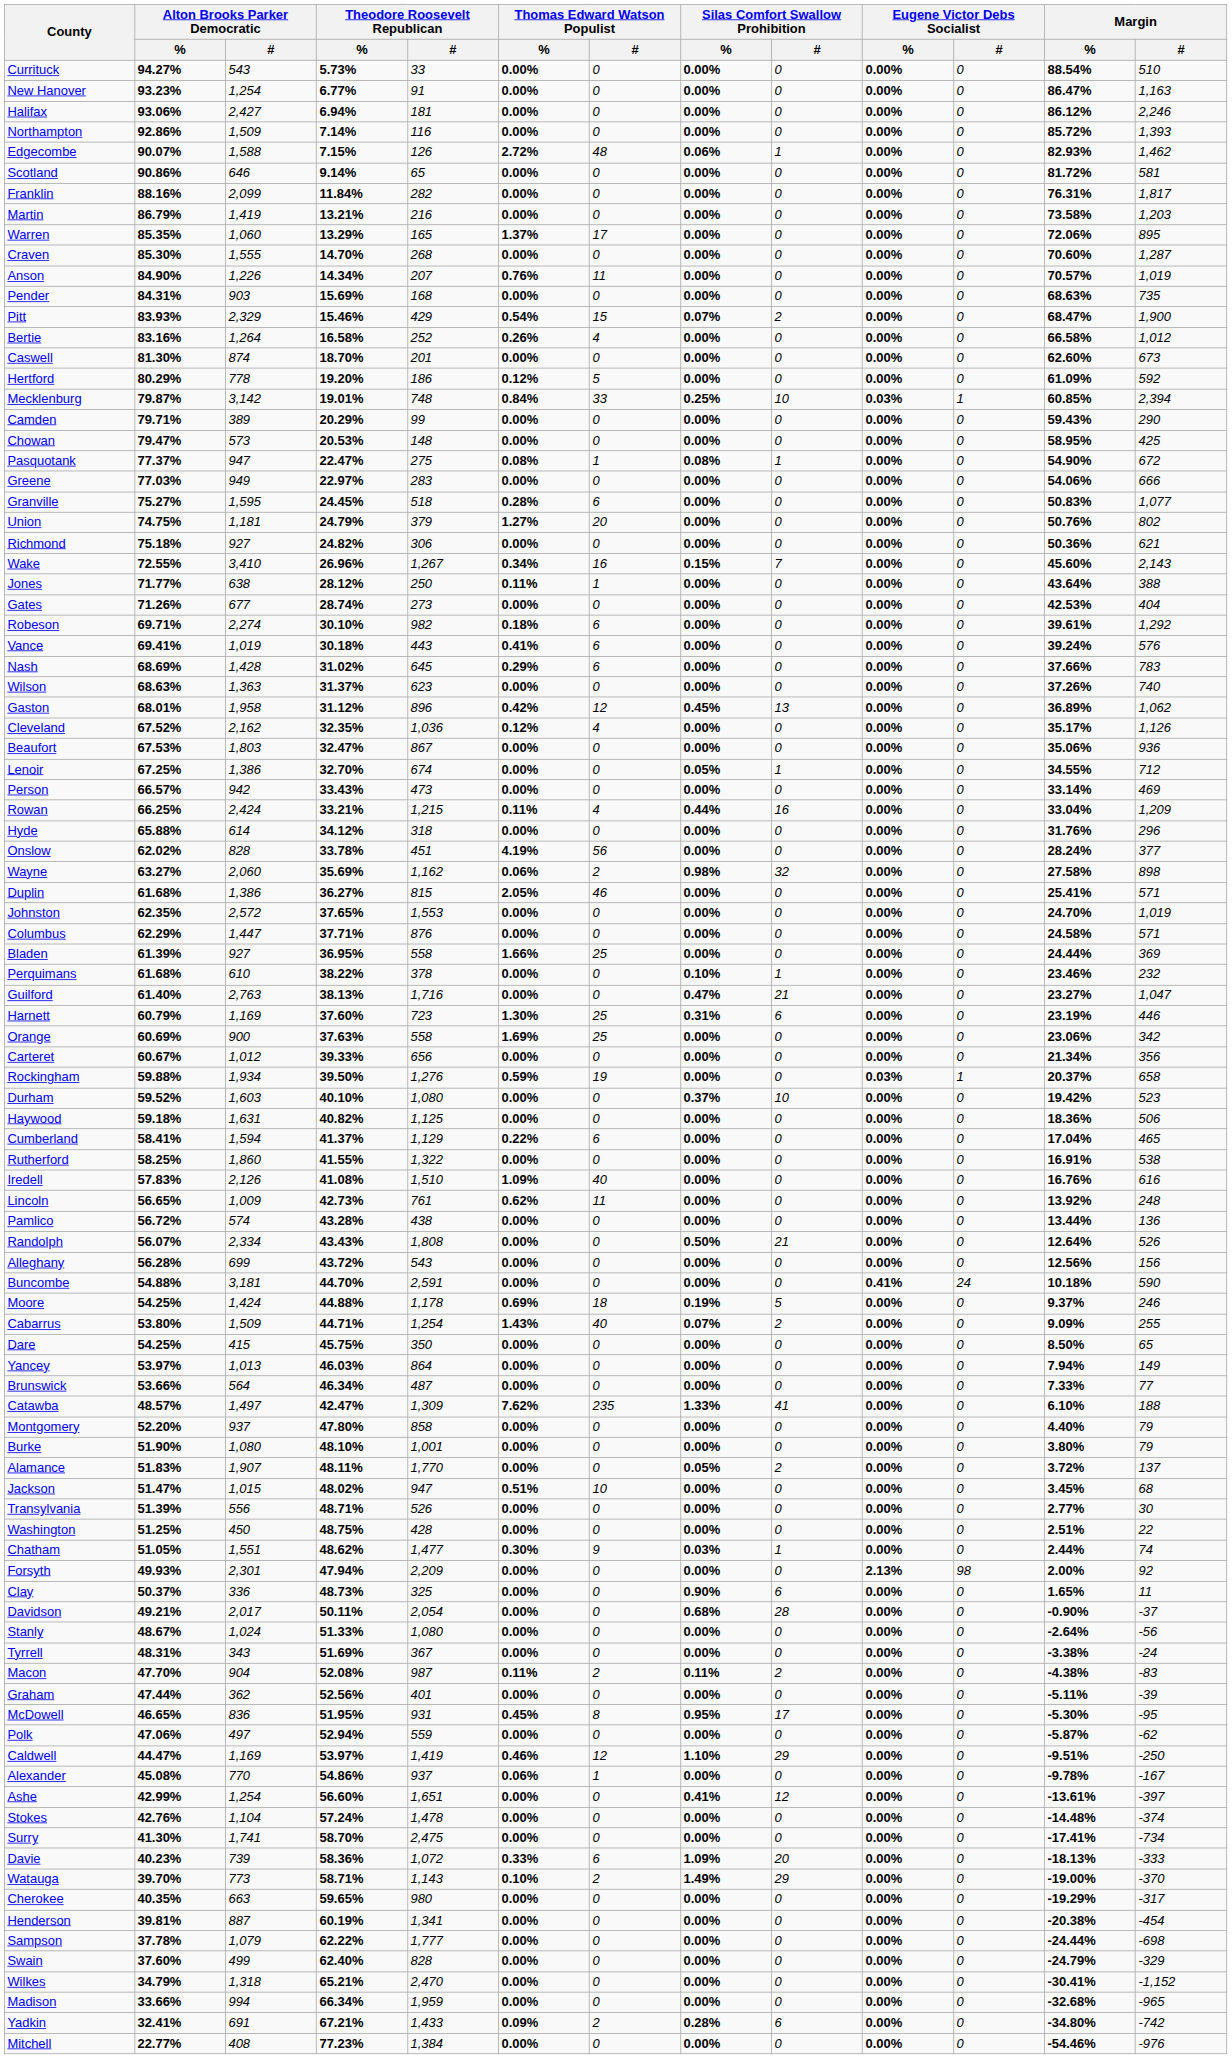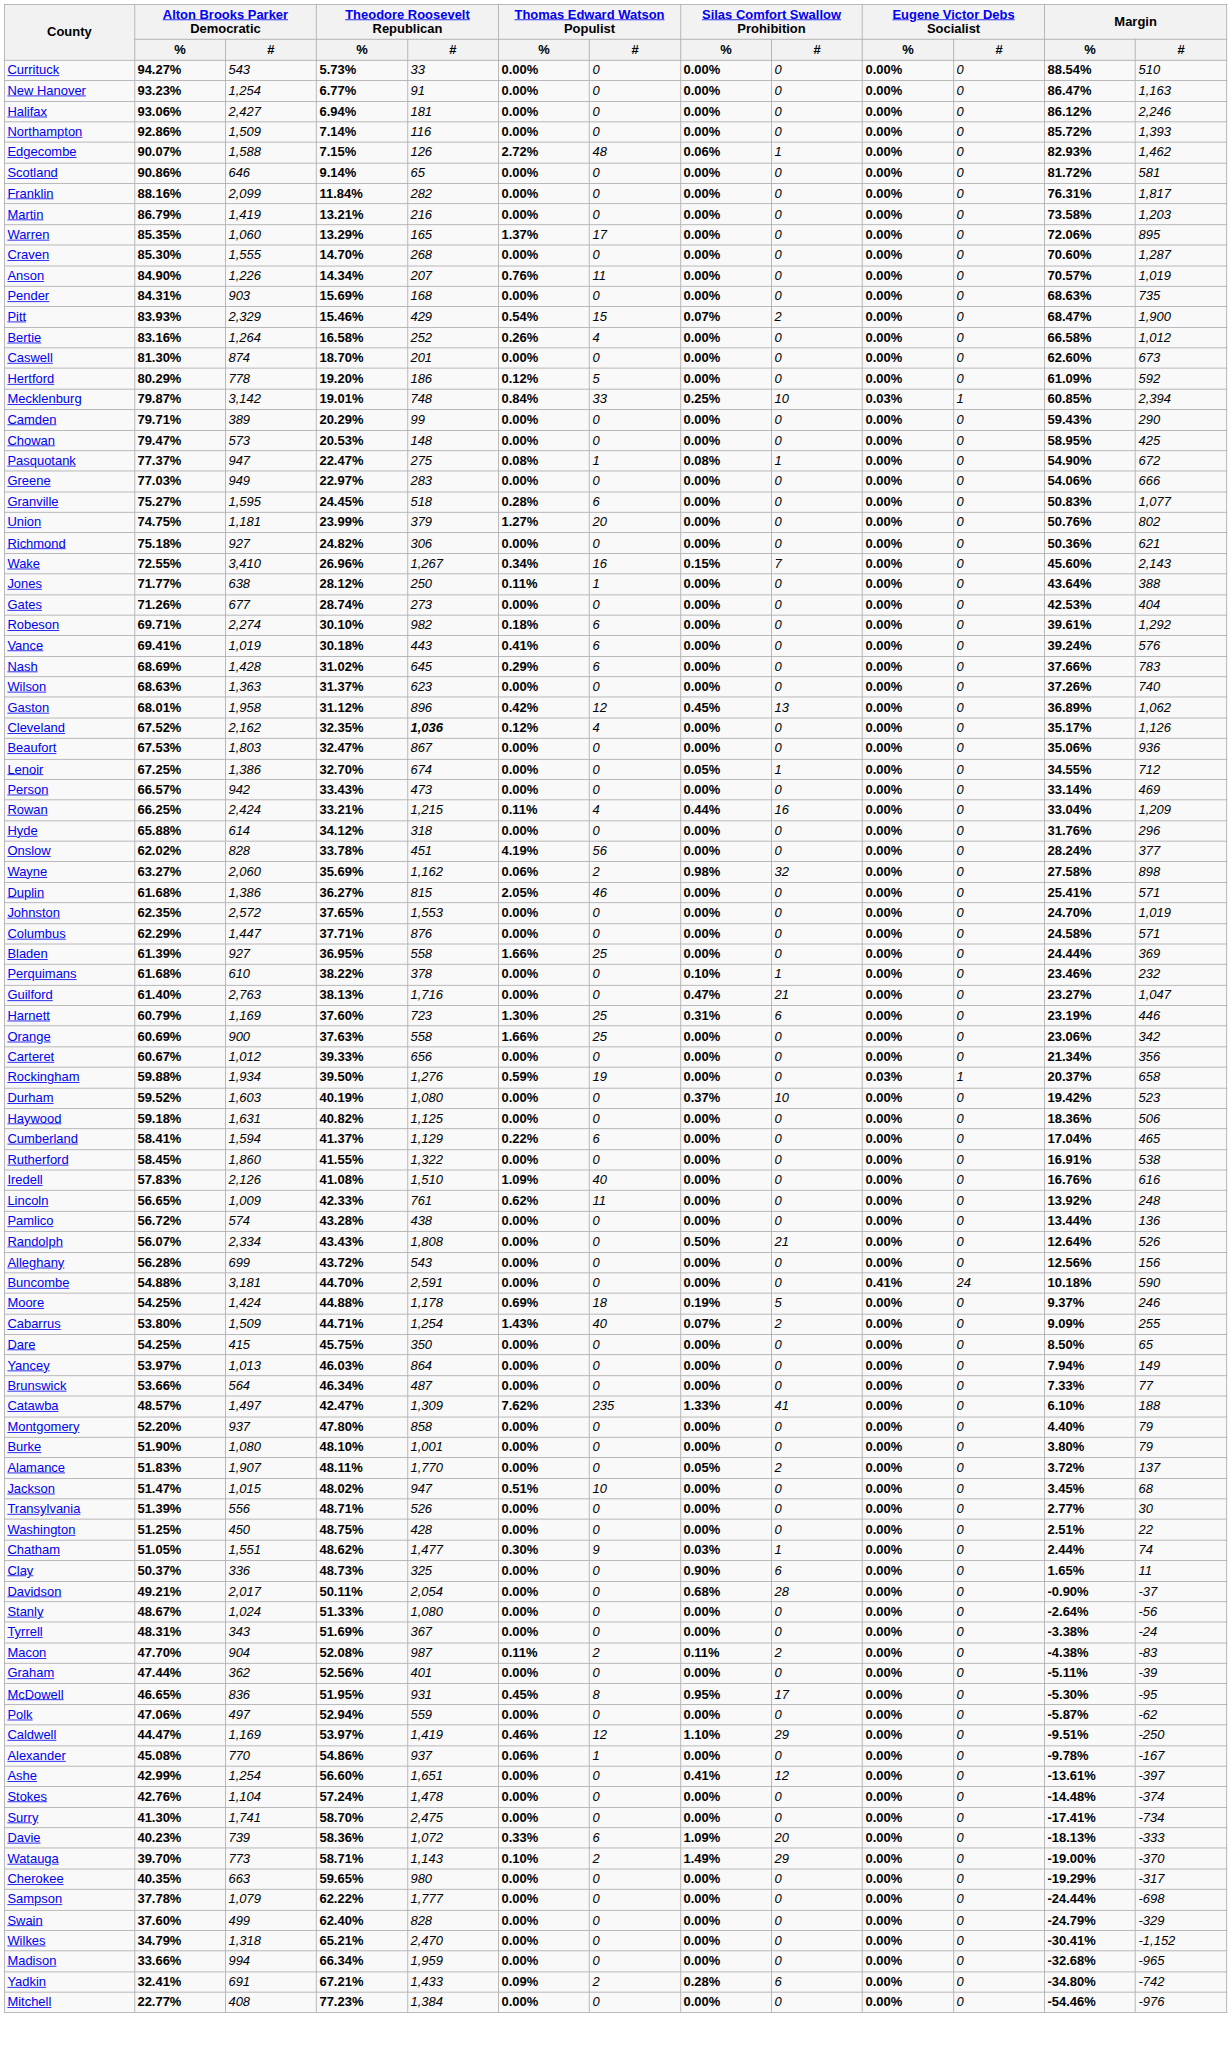(341, 522) 24.79% -> (341, 522) 23.99%
(427, 728) normal -> (427, 728) bold
(520, 1036) 1.69% -> (520, 1036) 1.66%
(341, 1098) 40.10% -> (341, 1098) 40.19%
(159, 1159) 58.25% -> (159, 1159) 58.45%
(341, 1200) 42.73% -> (341, 1200) 42.33%
- row: (29, 1570)
- row: (39, 1920)
